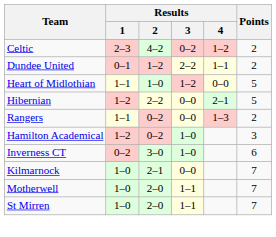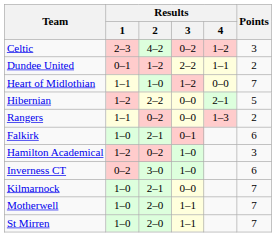(254, 48) 2 -> (254, 48) 3
(254, 83) 5 -> (254, 83) 7
+ row: (23, 135)
